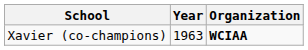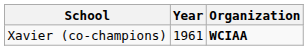(188, 35) 1963 -> (188, 35) 1961
